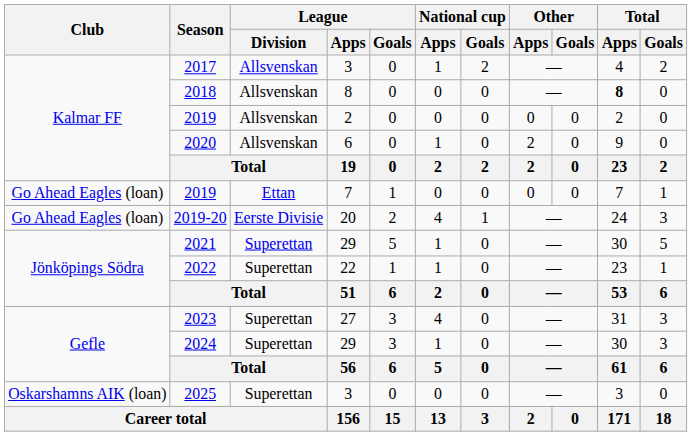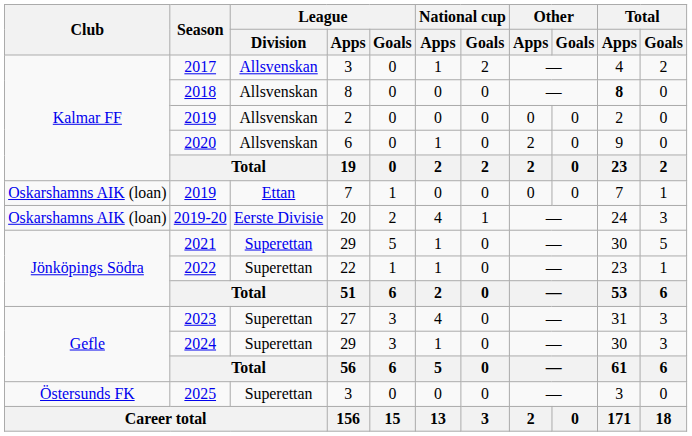(87, 192) Go Ahead Eagles (loan) -> (87, 192) Oskarshamns AIK (loan)
(87, 218) Go Ahead Eagles (loan) -> (87, 218) Oskarshamns AIK (loan)
(87, 393) Oskarshamns AIK (loan) -> (87, 393) Östersunds FK
